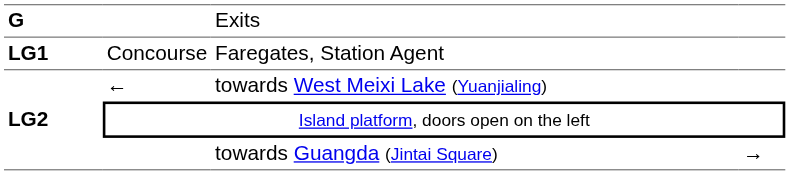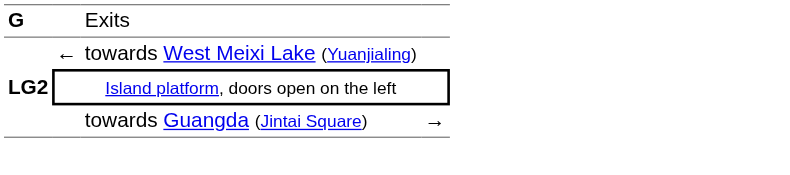- row: (157, 53)
